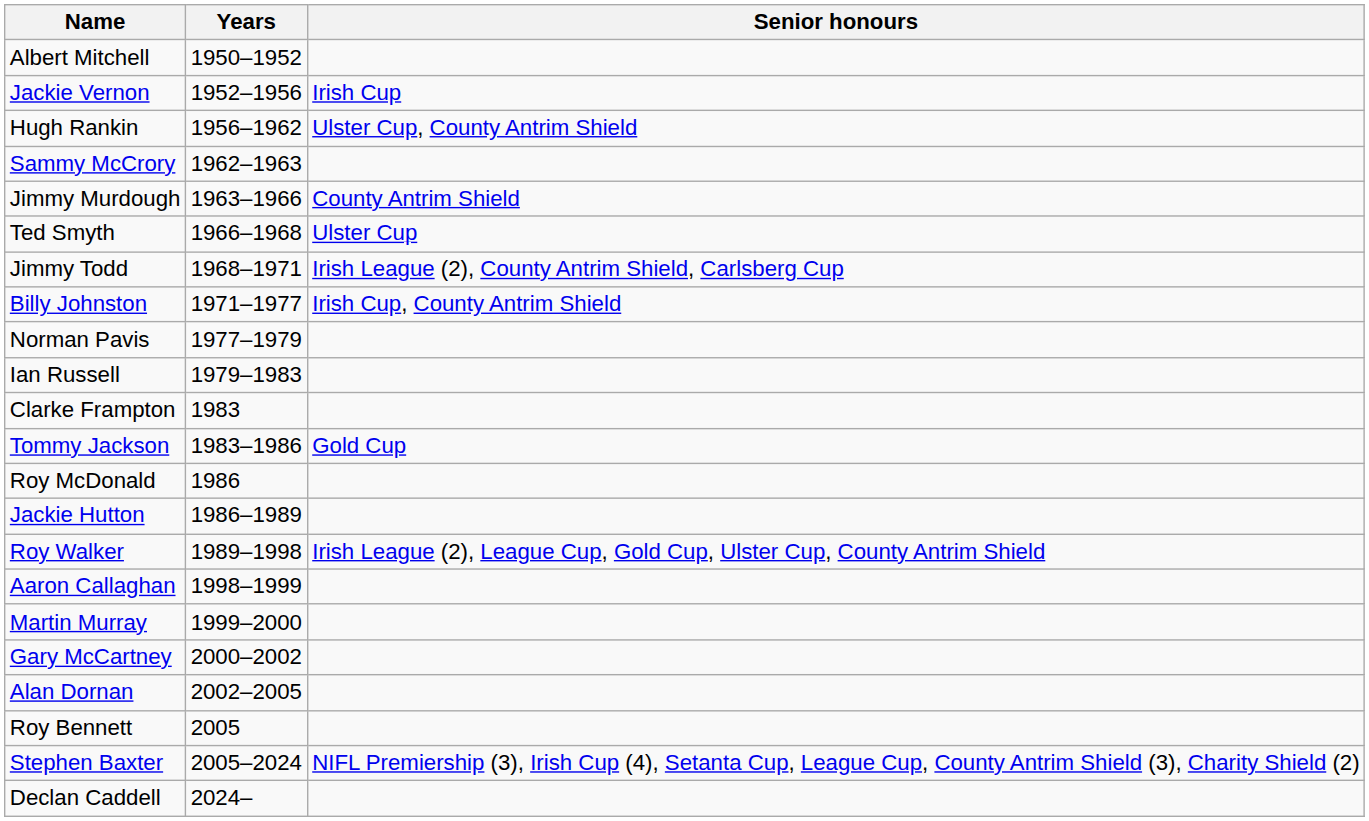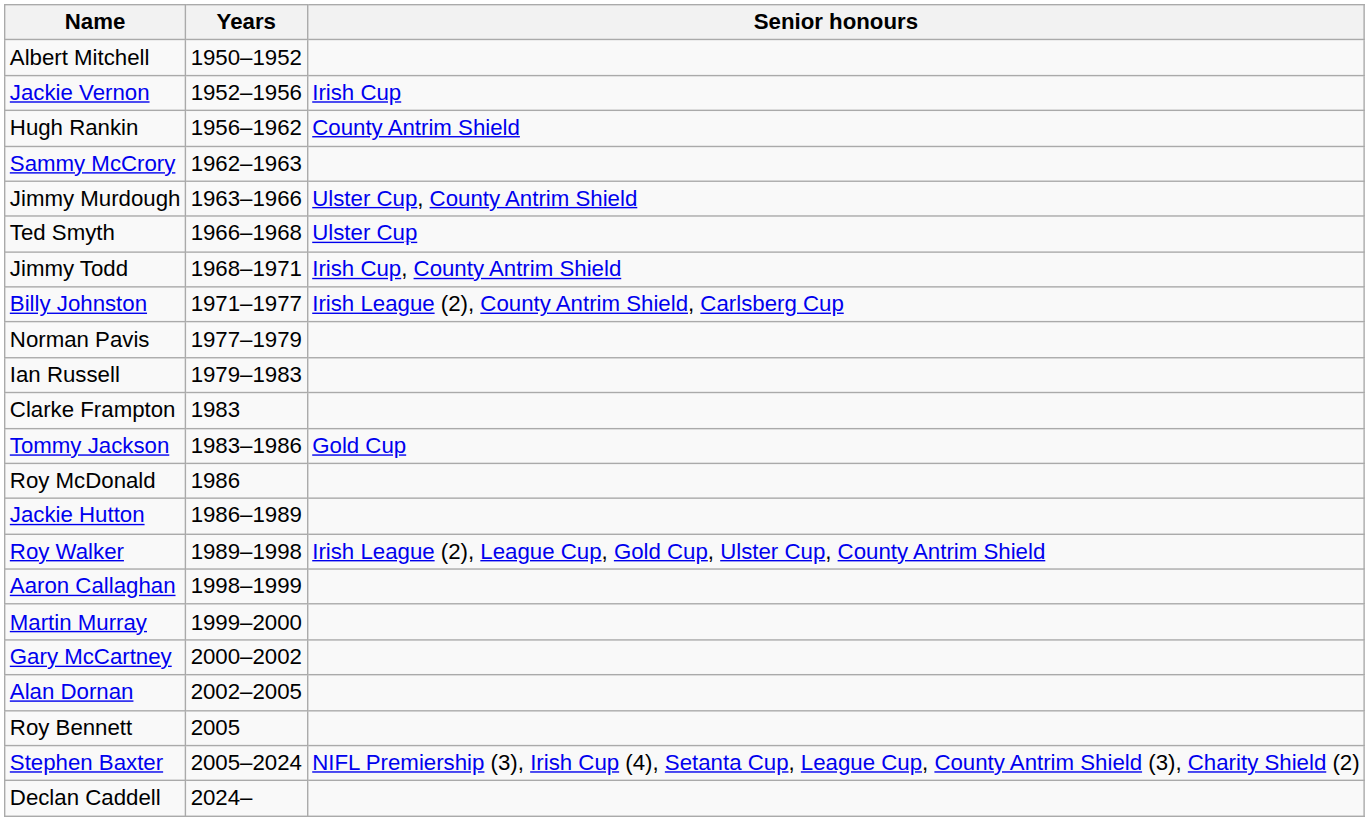(475, 127) Ulster Cup, County Antrim Shield -> (416, 127) County Antrim Shield
(416, 198) County Antrim Shield -> (475, 198) Ulster Cup, County Antrim Shield
(578, 269) Irish League (2), County Antrim Shield, Carlsberg Cup -> (467, 269) Irish Cup, County Antrim Shield
(467, 304) Irish Cup, County Antrim Shield -> (578, 304) Irish League (2), County Antrim Shield, Carlsberg Cup
